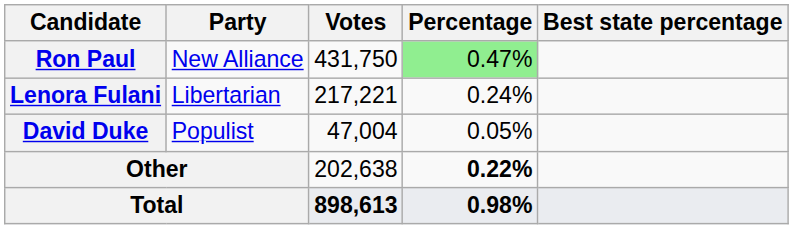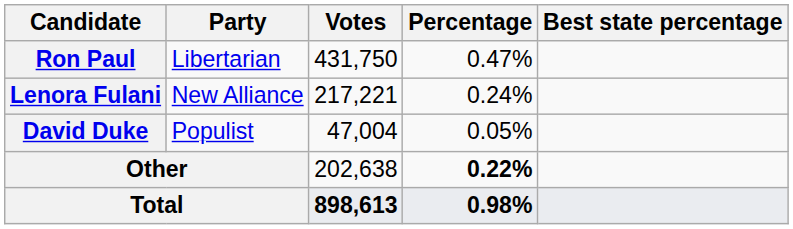(238, 59) New Alliance -> (226, 59) Libertarian
(500, 59) lightgreen background -> (500, 59) no background
(226, 95) Libertarian -> (238, 95) New Alliance
